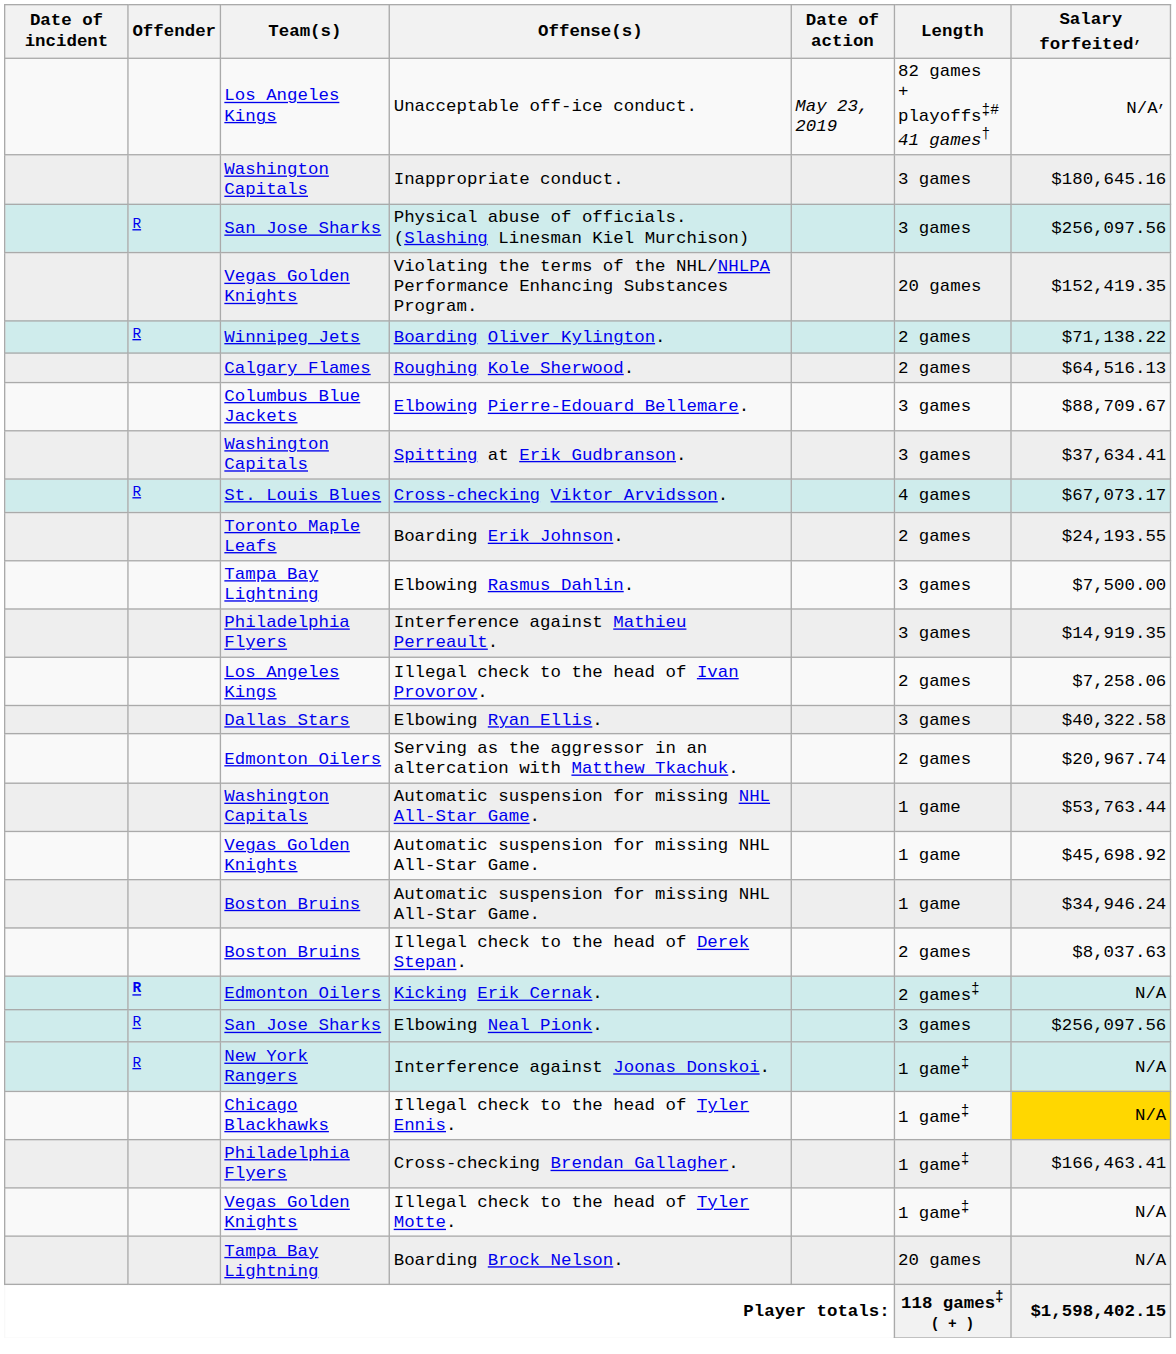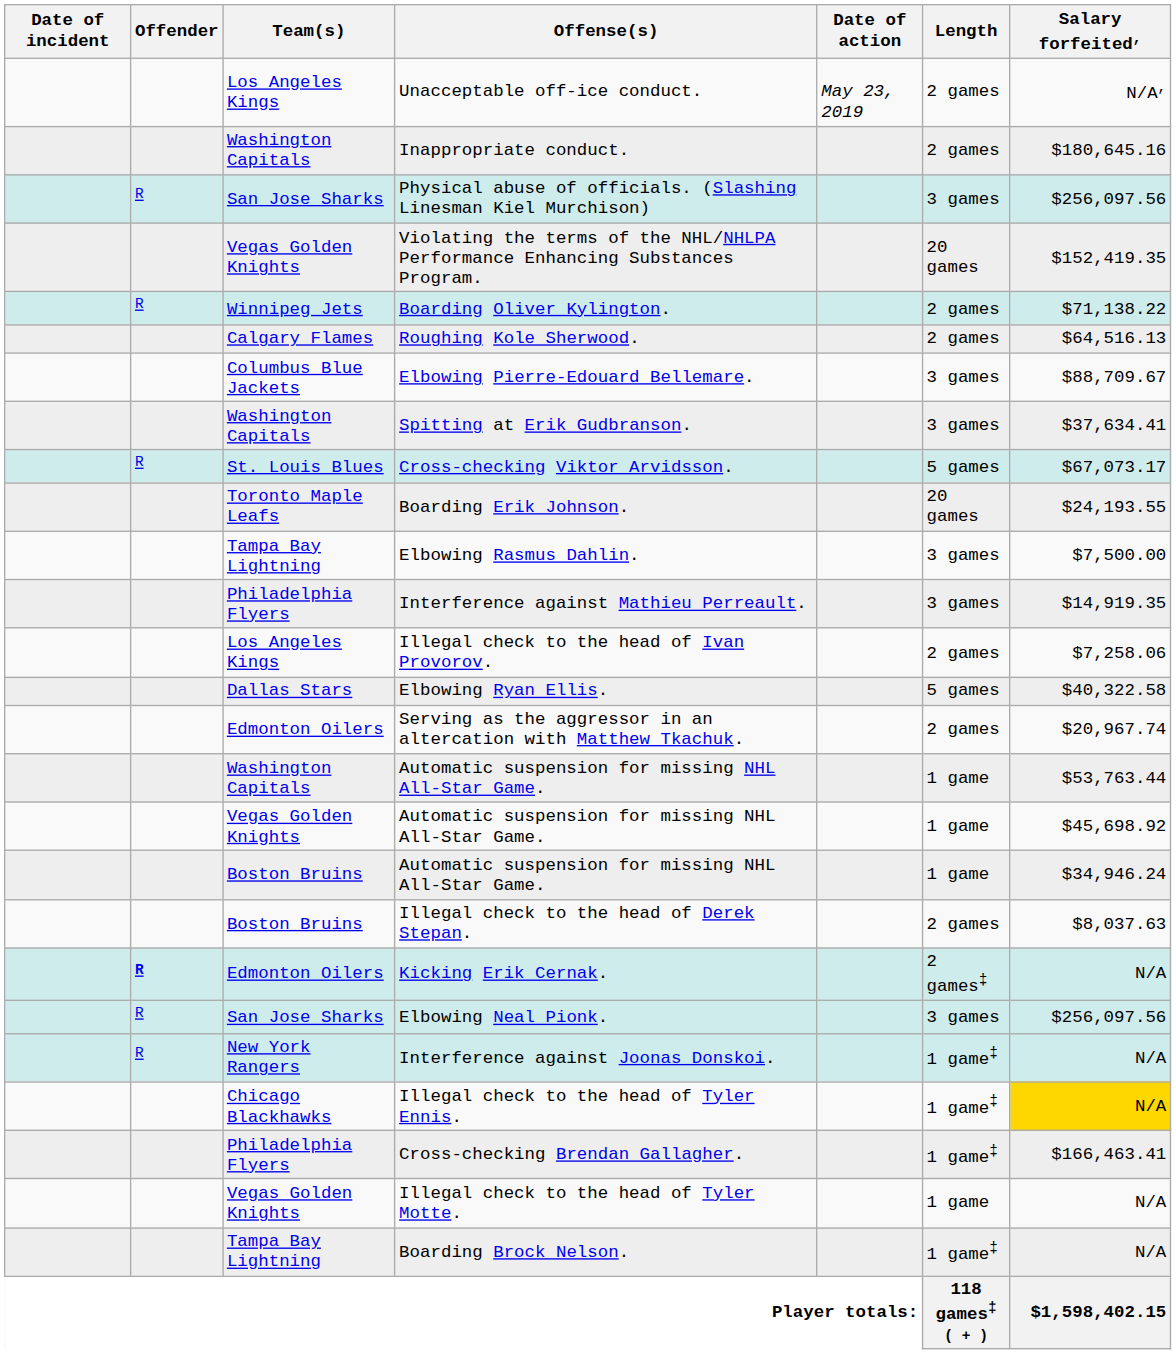(948, 106) 82 games + playoffs‡# 41 games† -> (963, 92) 2 games
(935, 179) 3 games -> (963, 150) 2 games
(935, 495) 4 games -> (963, 466) 5 games
(935, 536) 2 games -> (953, 507) 20 games
(935, 720) 3 games -> (963, 691) 5 games
(934, 1212) 1 game‡ -> (958, 1203) 1 game
(940, 1261) 20 games -> (962, 1252) 1 game‡
